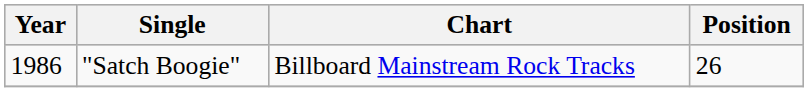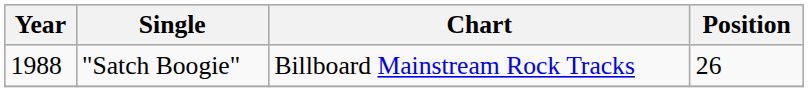(36, 65) 1986 -> (36, 65) 1988
